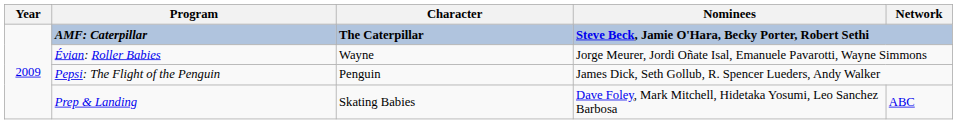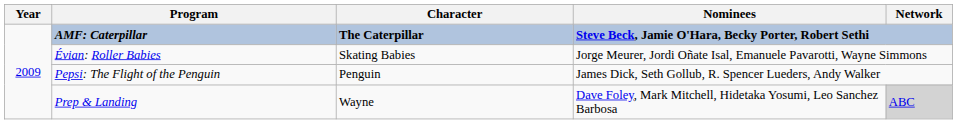(356, 54) Wayne -> (377, 54) Skating Babies
(377, 101) Skating Babies -> (356, 101) Wayne
(902, 101) no background -> (902, 101) lightgrey background
